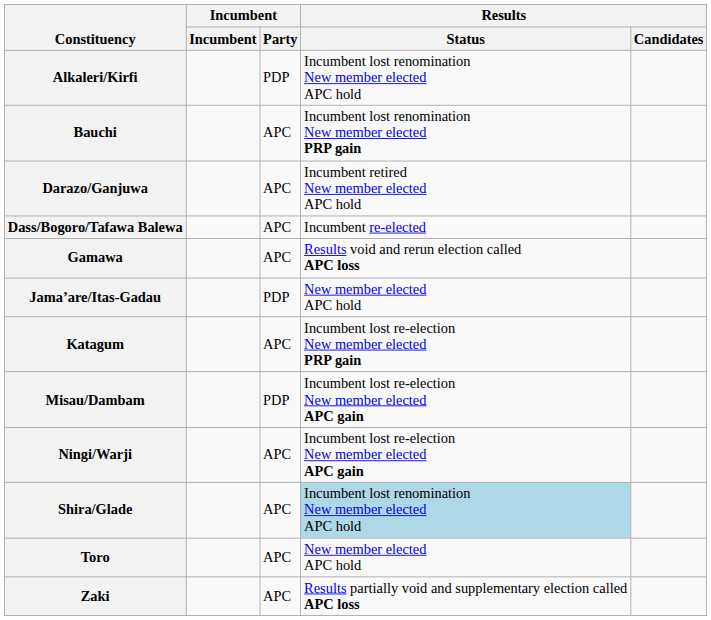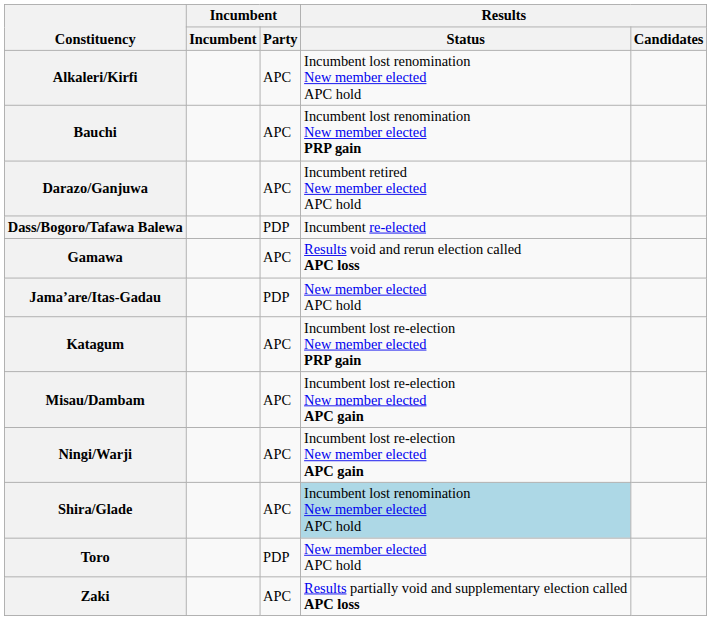(276, 77) PDP -> (277, 77) APC
(277, 227) APC -> (276, 227) PDP
(276, 399) PDP -> (277, 399) APC
(277, 557) APC -> (276, 557) PDP
